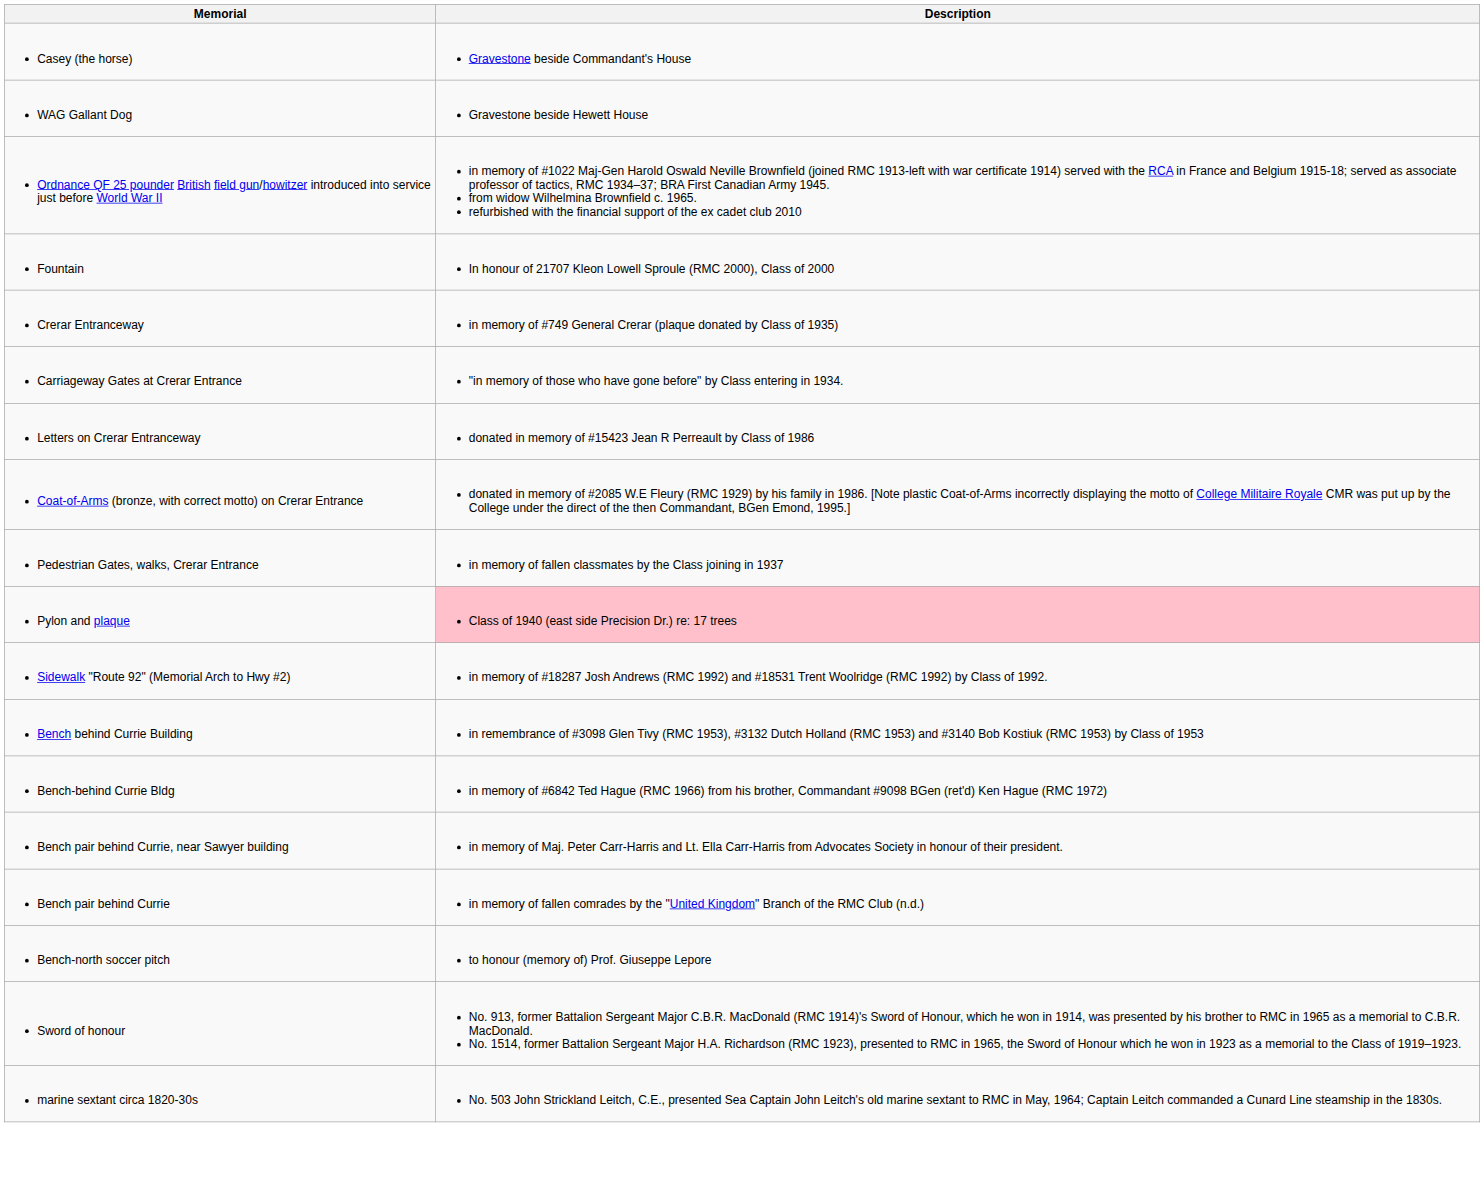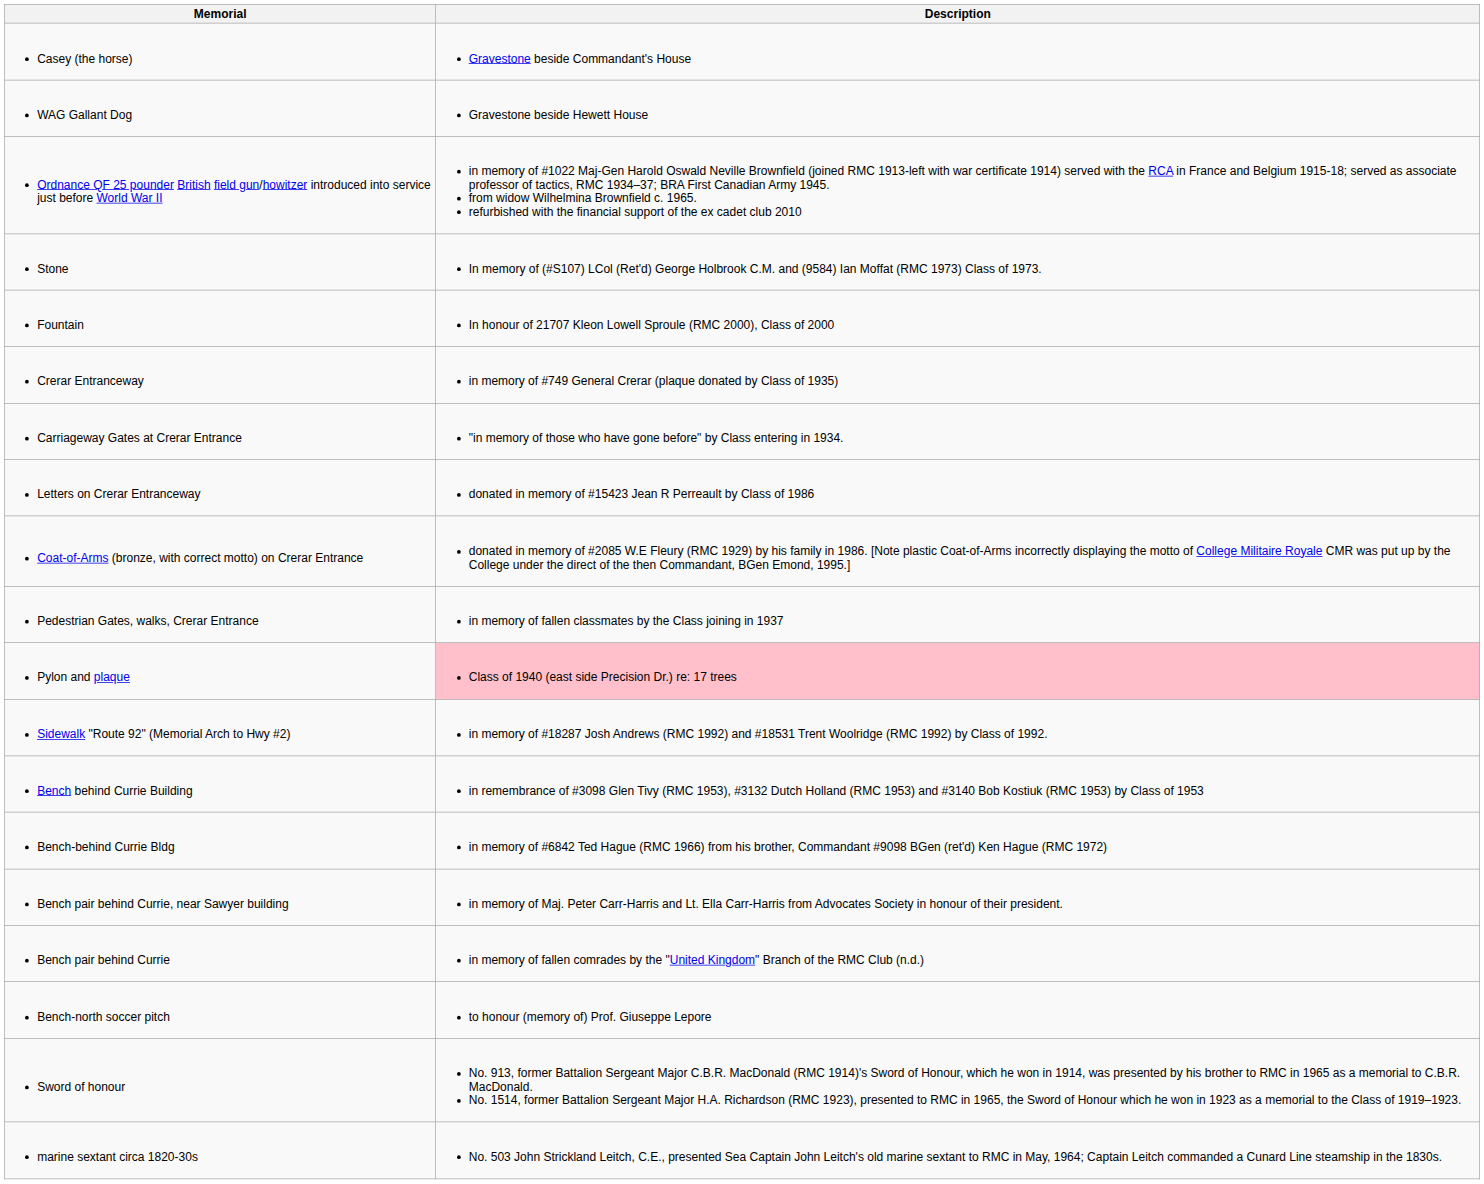+ row: (220, 269)
